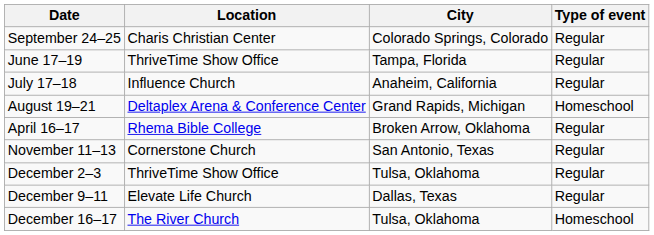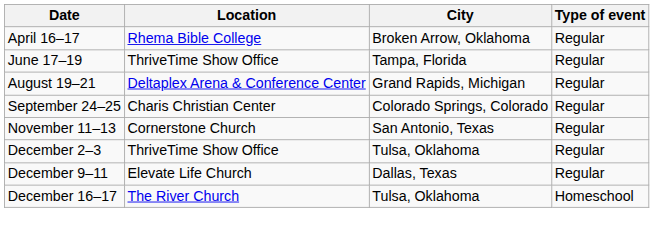rows swapped: (44, 128) <-> (64, 38)
- row: (42, 83)
(594, 106) Homeschool -> (580, 83) Regular
